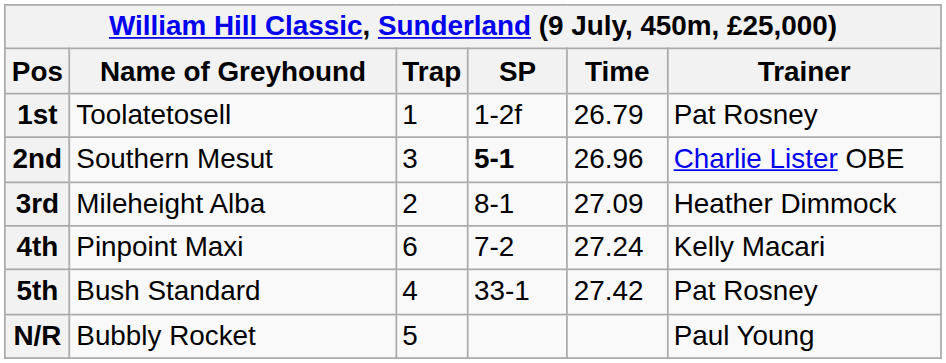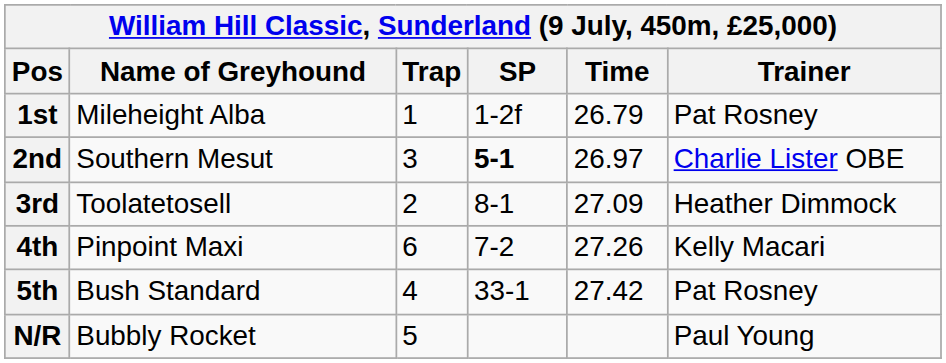(154, 114) Toolatetosell -> (171, 114) Mileheight Alba
(609, 159) 26.96 -> (609, 159) 26.97
(171, 203) Mileheight Alba -> (154, 203) Toolatetosell
(609, 247) 27.24 -> (609, 247) 27.26
